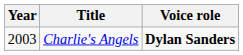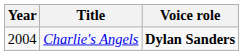(22, 38) 2003 -> (22, 38) 2004
